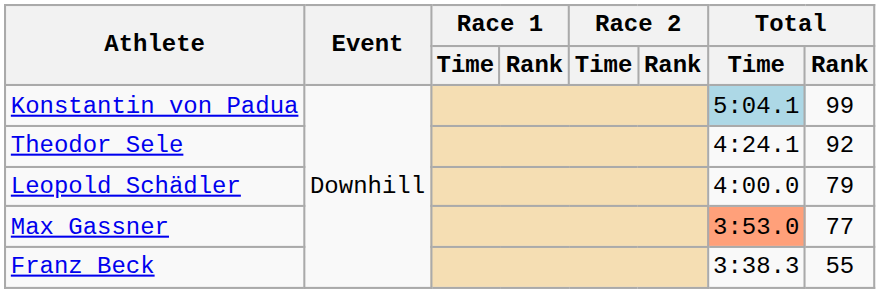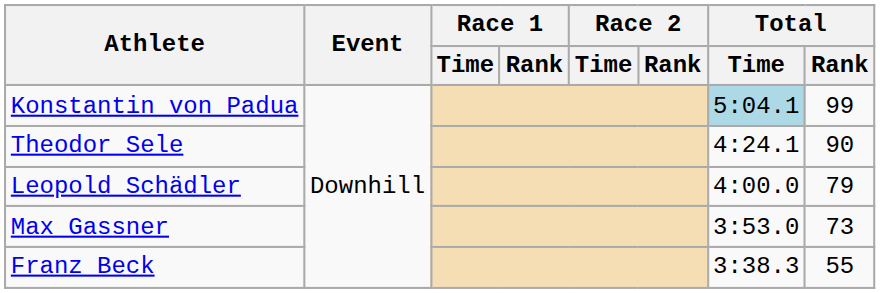(840, 146) 92 -> (840, 146) 90
(756, 226) lightsalmon background -> (756, 226) no background
(840, 226) 77 -> (840, 226) 73
